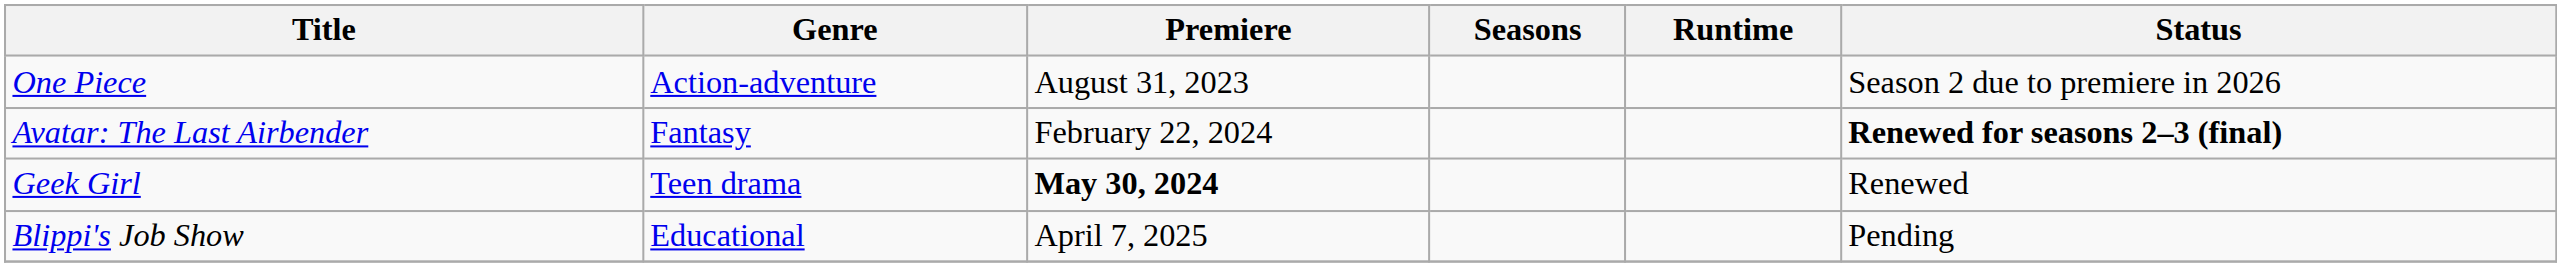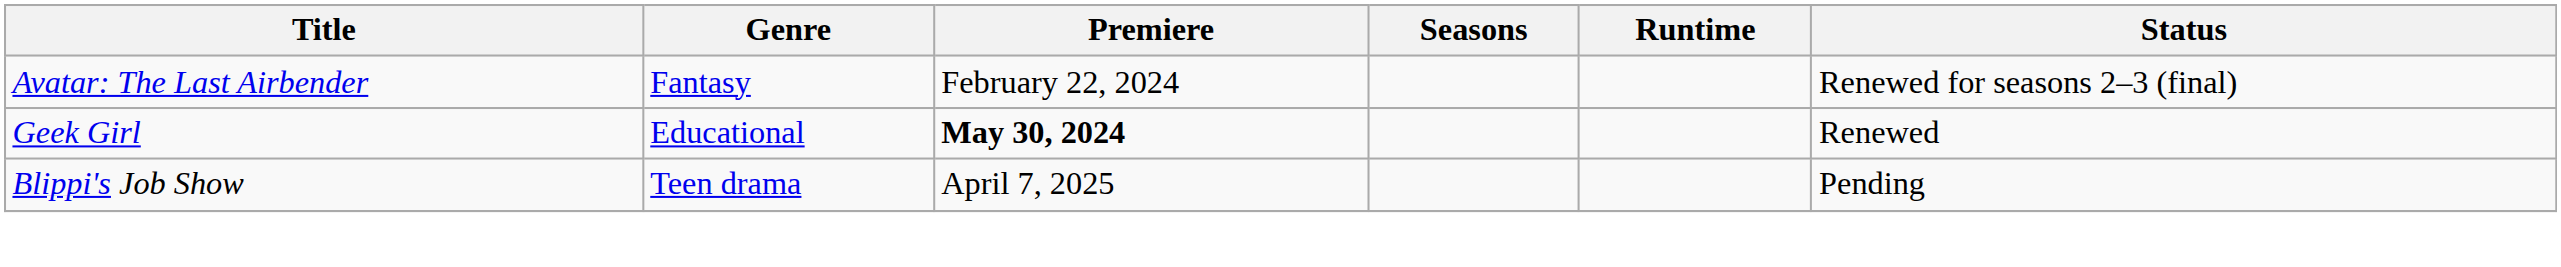- row: (79, 81)
(2065, 132) bold -> (2028, 81) normal
(726, 183) Teen drama -> (727, 132) Educational
(727, 235) Educational -> (726, 183) Teen drama
